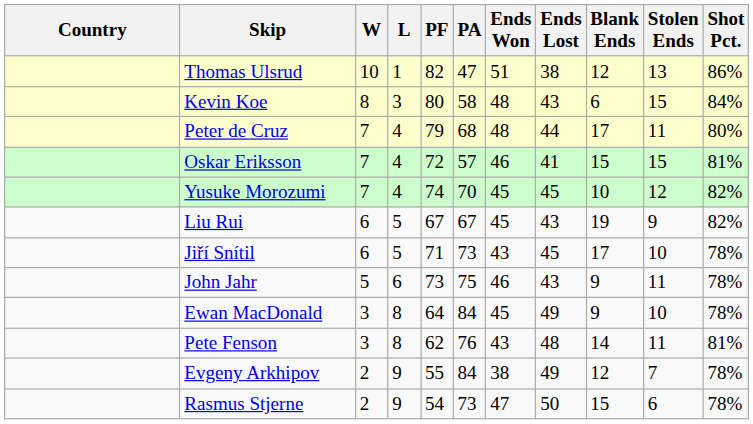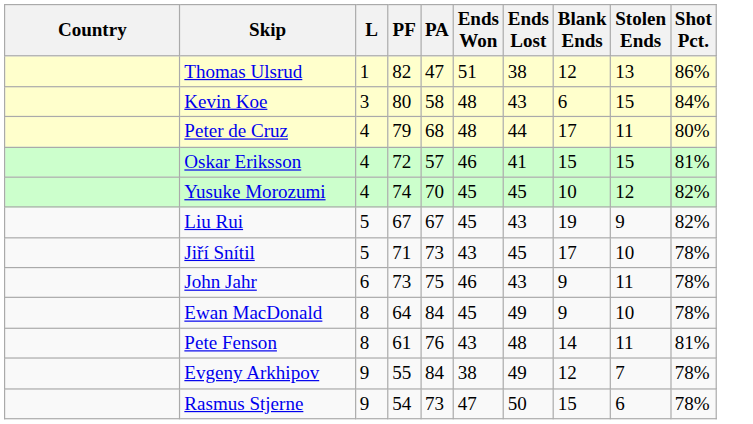- column: (372, 30)
(434, 342) 62 -> (402, 342) 61
